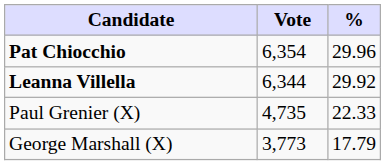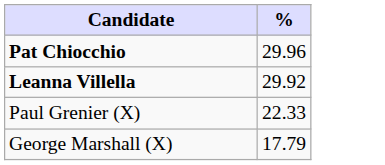- column: (293, 19)
